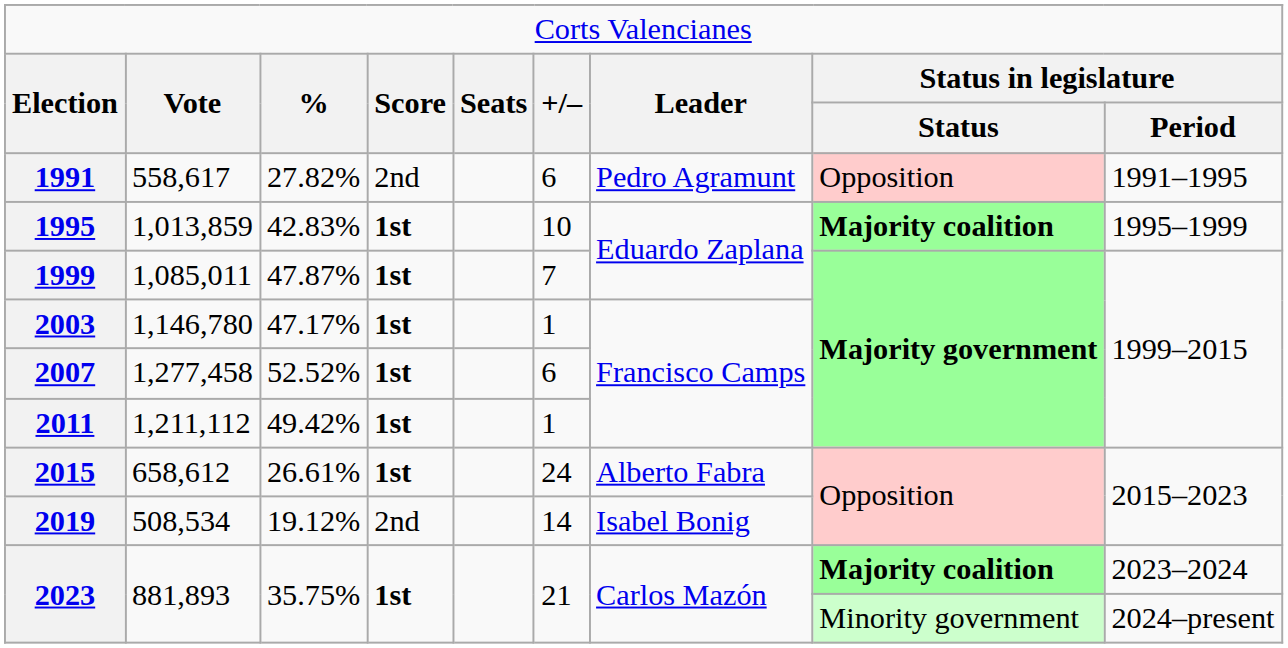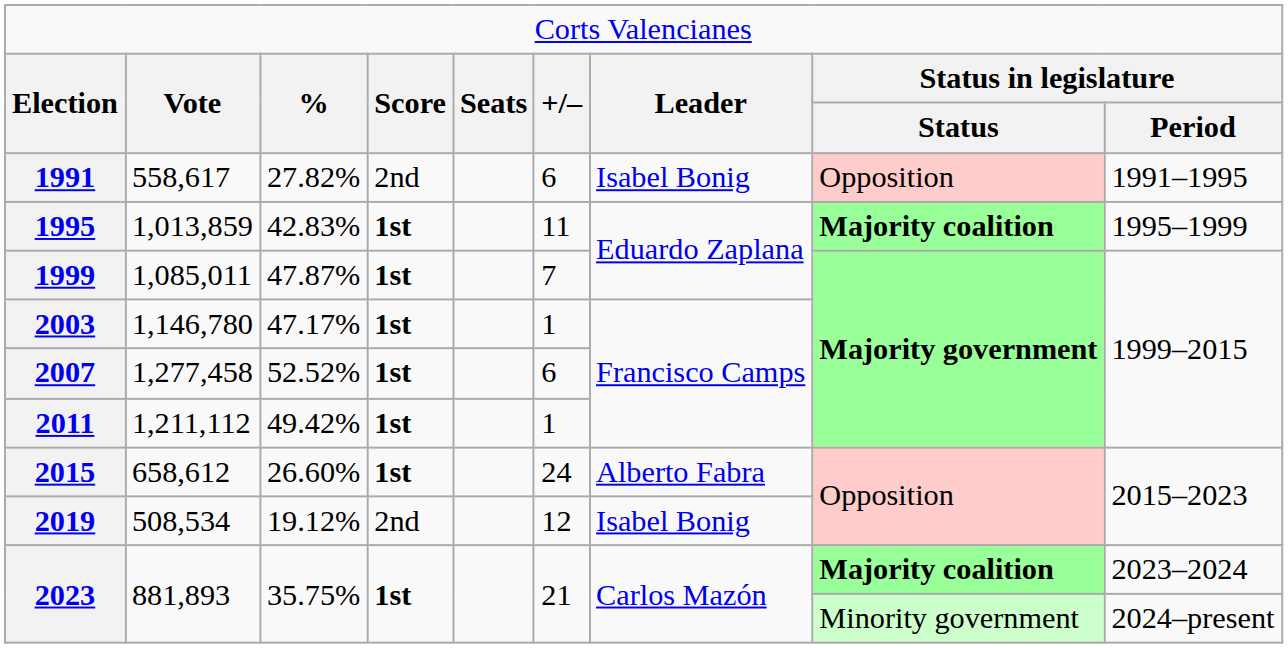(696, 175) Pedro Agramunt -> (673, 175) Isabel Bonig
(556, 225) 10 -> (556, 225) 11
(314, 470) 26.61% -> (314, 470) 26.60%
(556, 519) 14 -> (556, 519) 12
